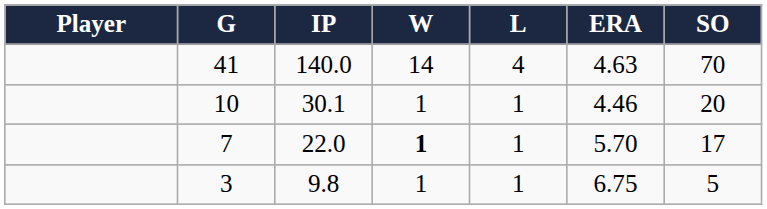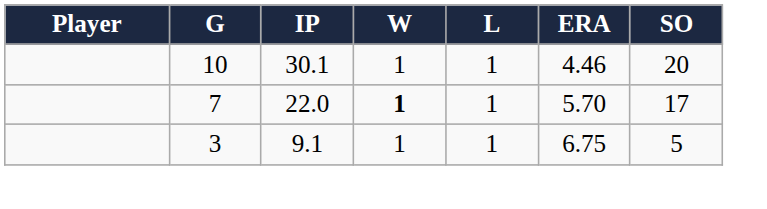- row: (226, 64)
(324, 183) 9.8 -> (307, 143) 9.1
